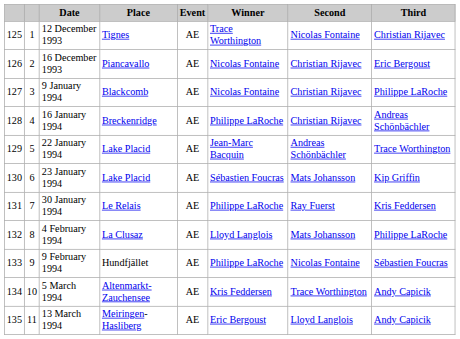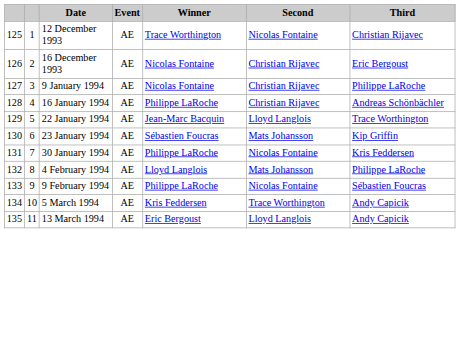- column: (138, 12)
(318, 149) Andreas Schönbächler -> (280, 119) Lloyd Langlois
(313, 206) Ray Fuerst -> (283, 152) Nicolas Fontaine
